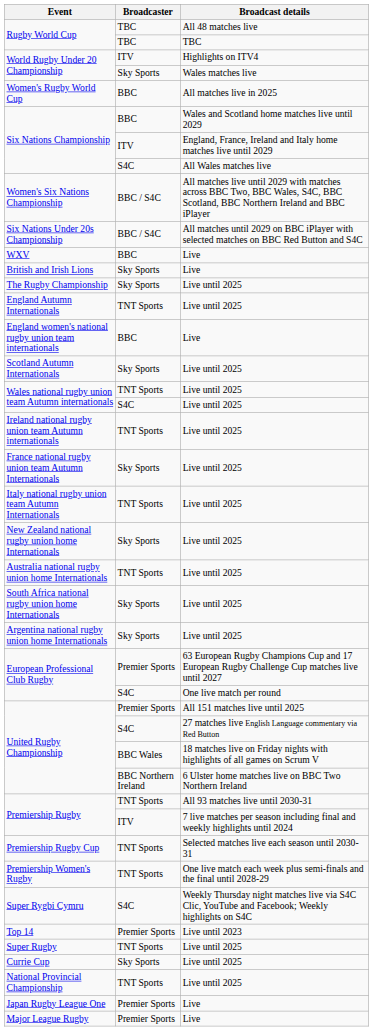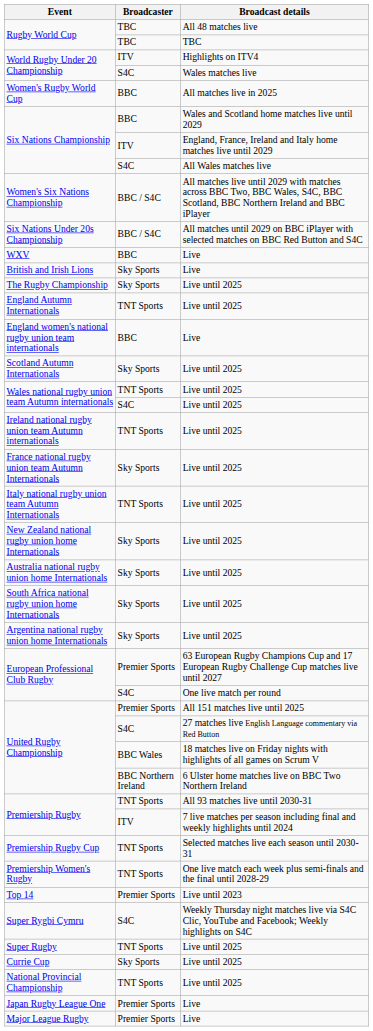(139, 73) Sky Sports -> (126, 73) S4C
(140, 572) TNT Sports -> (139, 572) Sky Sports
rows swapped: (45, 905) <-> (20, 931)
